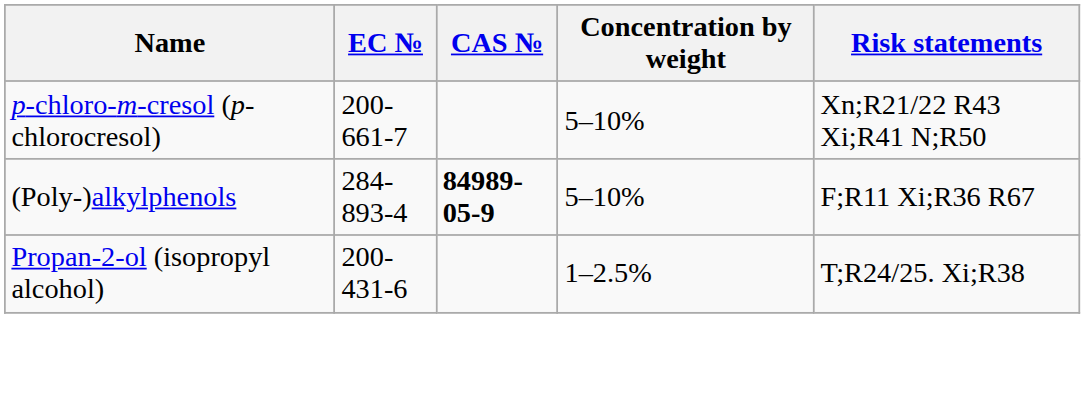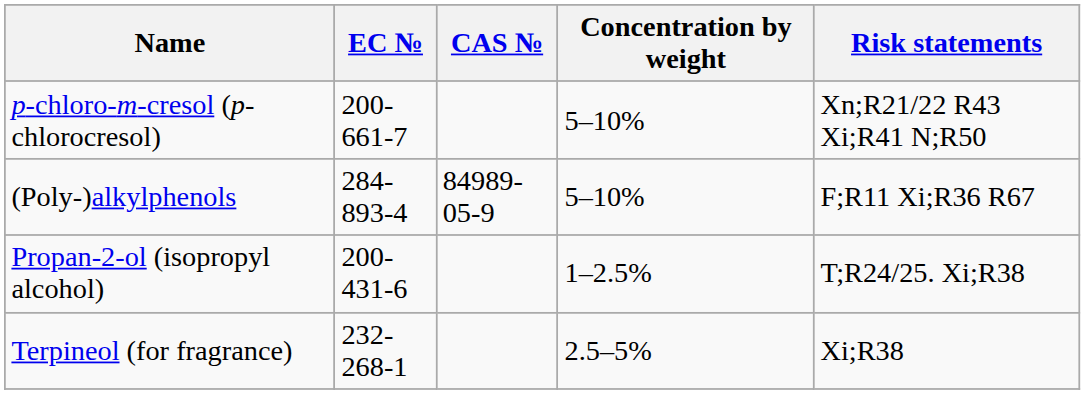(483, 196) bold -> (483, 196) normal
+ row: (152, 349)
